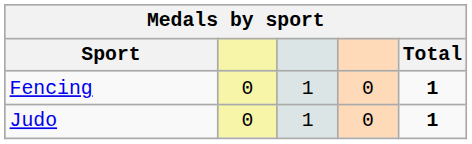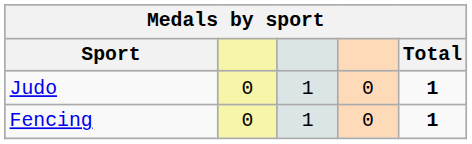rows swapped: (51, 88) <-> (33, 121)
